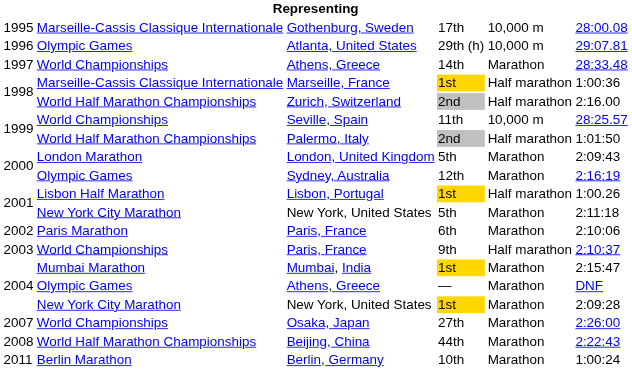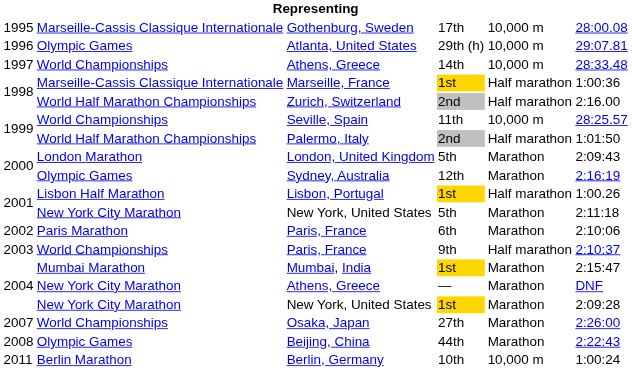(516, 64) Marathon -> (516, 64) 10,000 m
(85, 286) Olympic Games -> (109, 286) New York City Marathon
(146, 341) World Half Marathon Championships -> (85, 341) Olympic Games
(516, 360) Marathon -> (516, 360) 10,000 m
